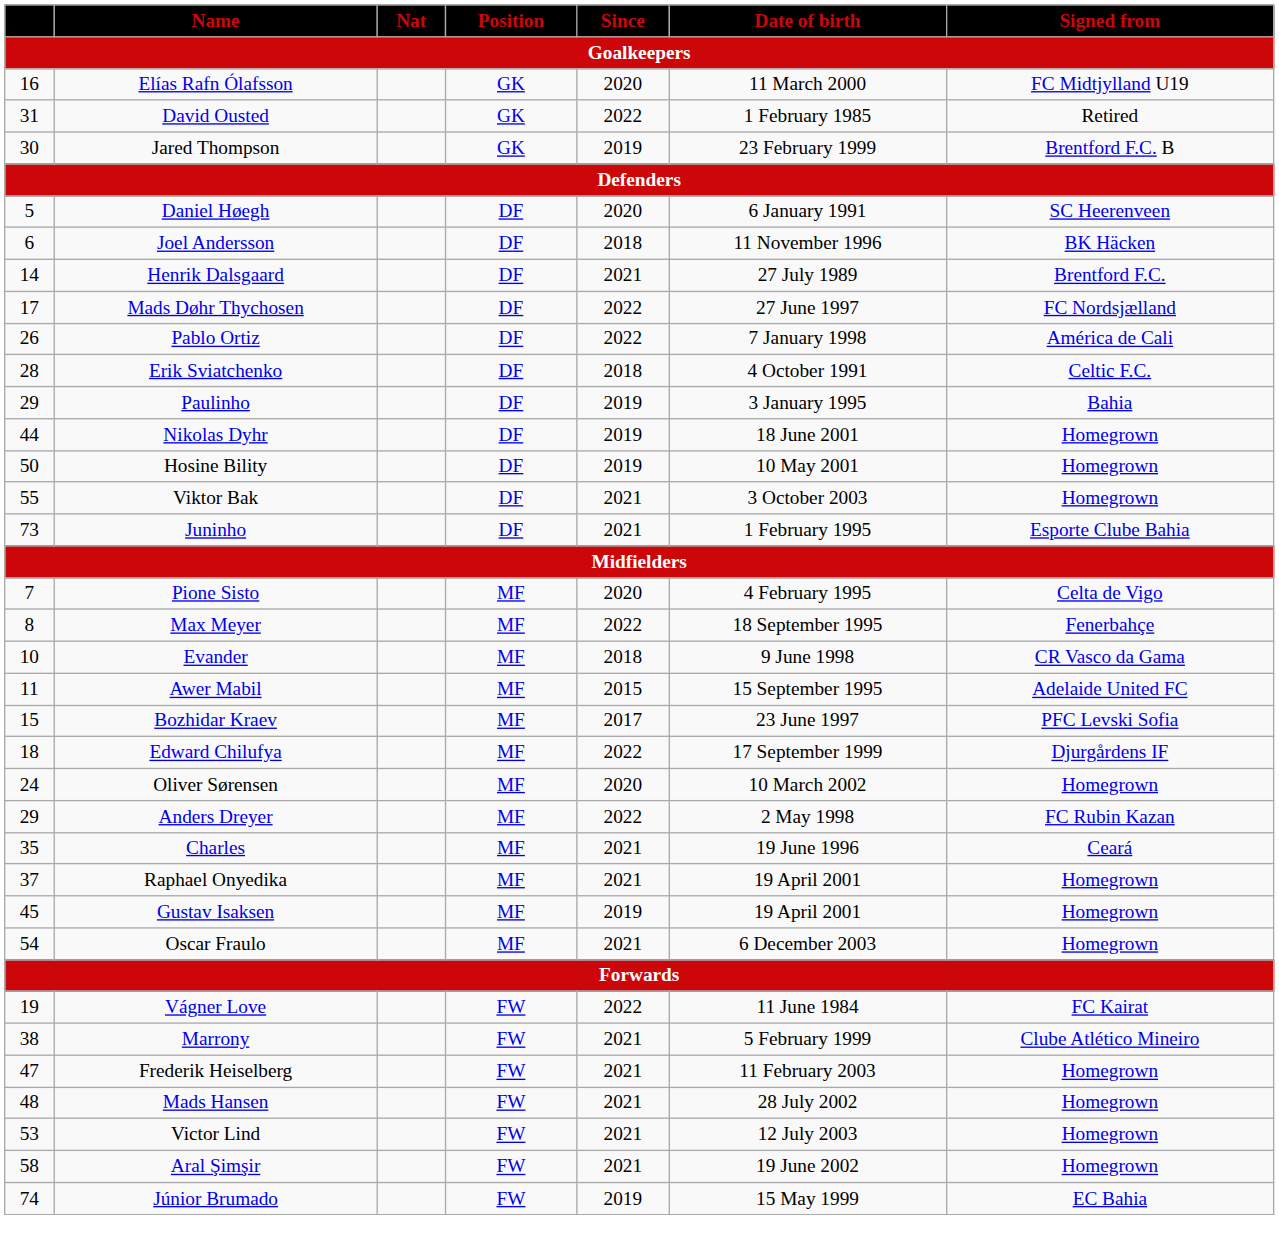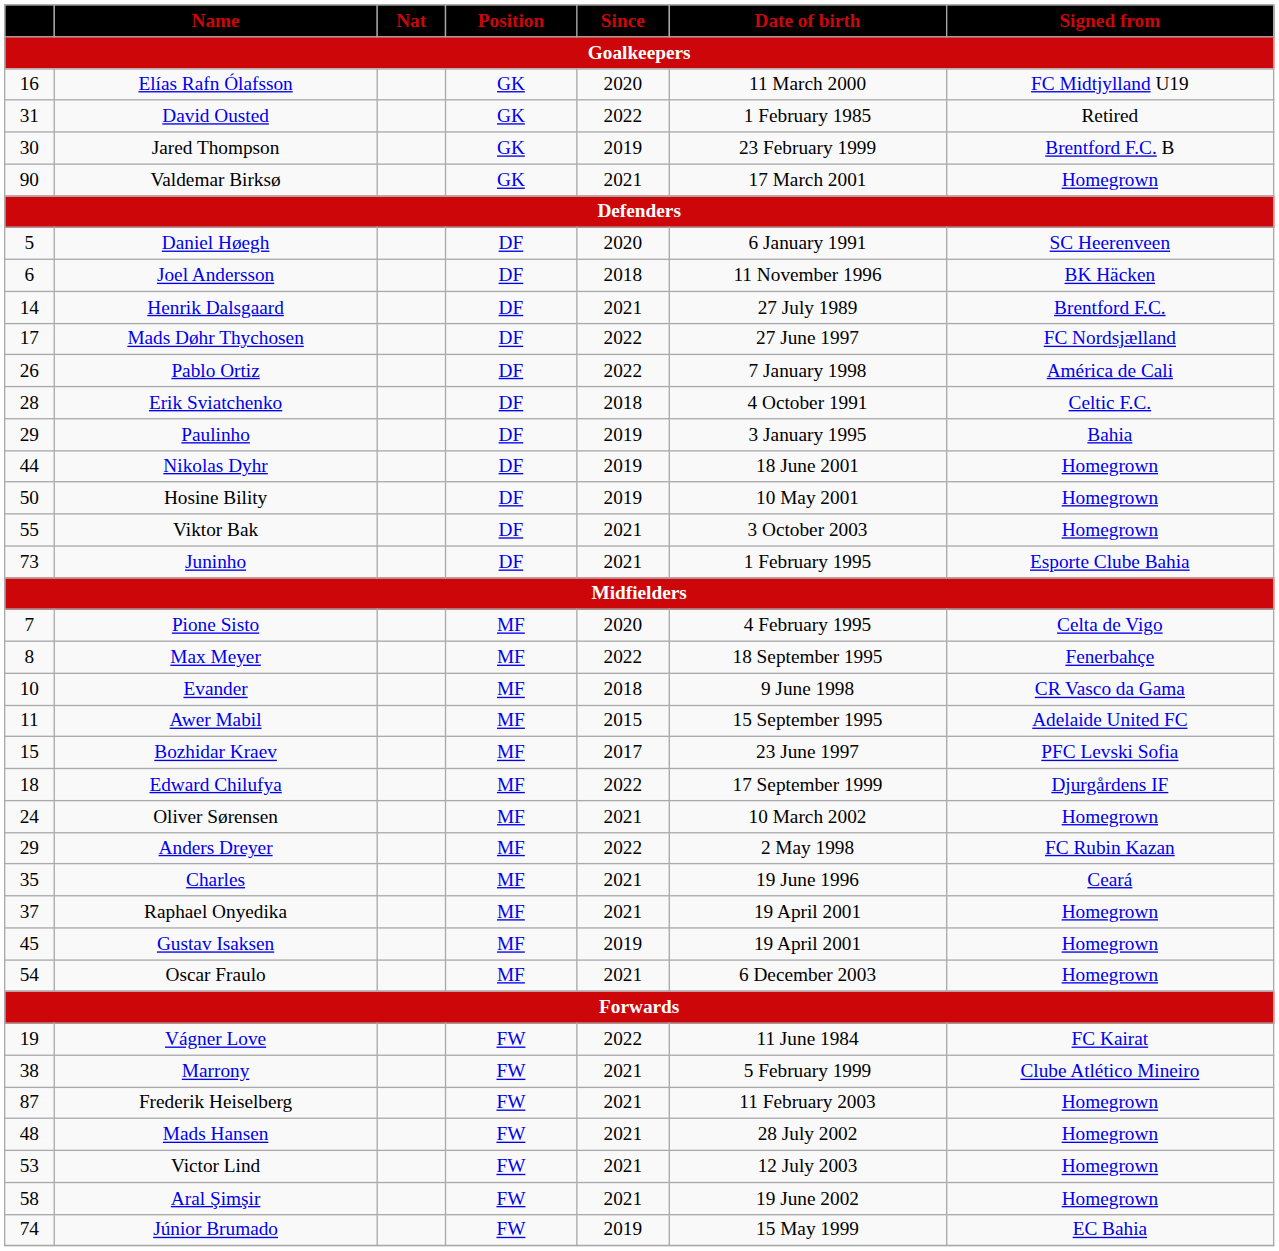+ row: (216, 179)
(623, 784) 2020 -> (623, 816) 2021
(29, 1071) 47 -> (29, 1102) 87
